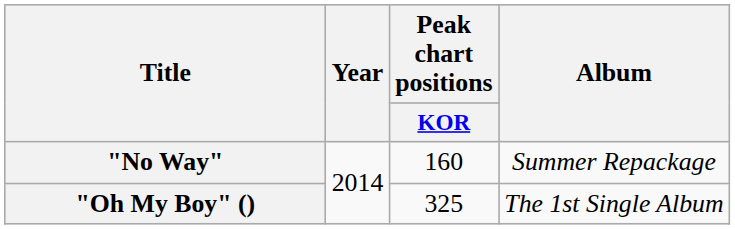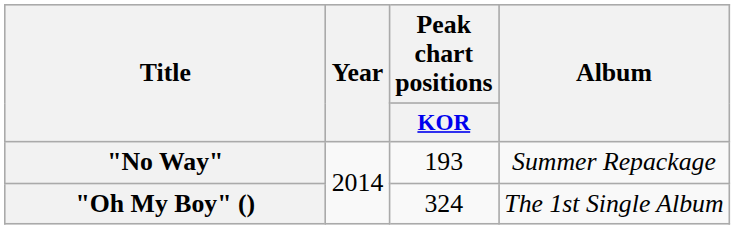(444, 161) 160 -> (444, 161) 193
(444, 202) 325 -> (444, 202) 324
